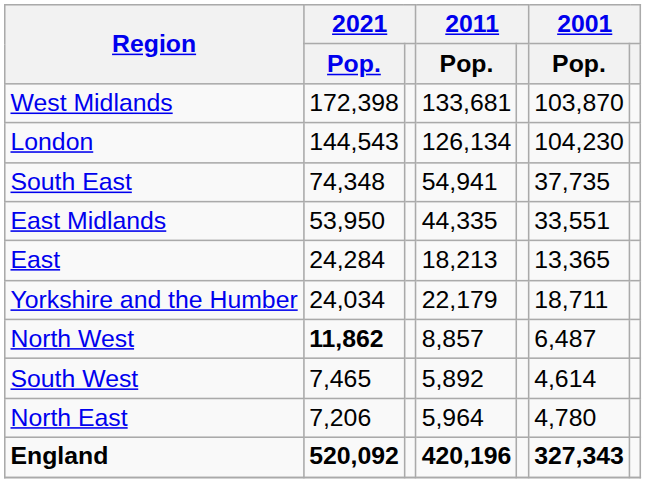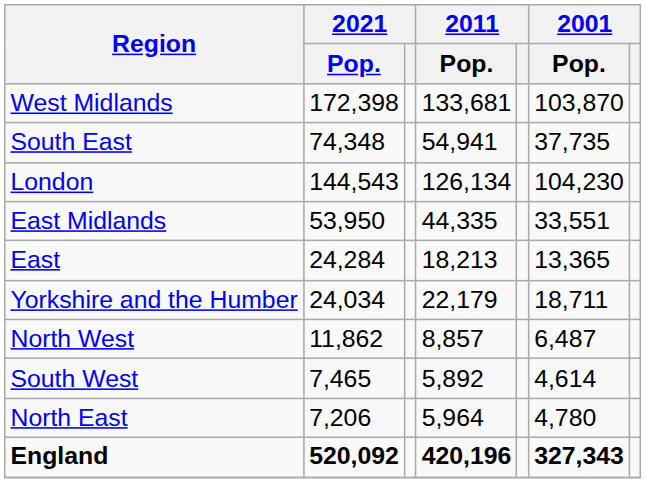rows swapped: (52, 142) <-> (71, 181)
(346, 338) bold -> (346, 338) normal
